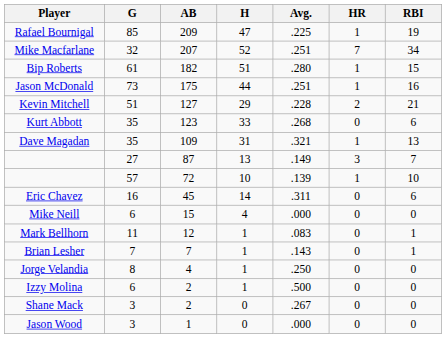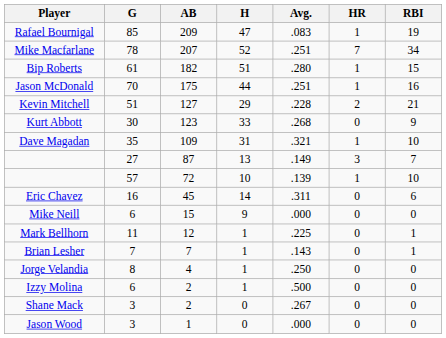(301, 31) .225 -> (301, 31) .083
(132, 50) 32 -> (132, 50) 78
(132, 86) 73 -> (132, 86) 70
(132, 123) 35 -> (132, 123) 30
(413, 123) 6 -> (413, 123) 9
(413, 141) 13 -> (413, 141) 10
(245, 214) 4 -> (245, 214) 9
(301, 232) .083 -> (301, 232) .225
